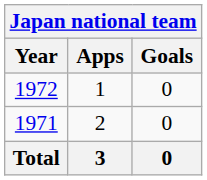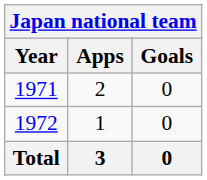rows swapped: (36, 123) <-> (36, 89)
